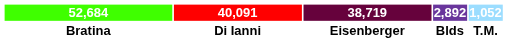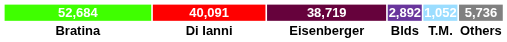+ column: (481, 12)
